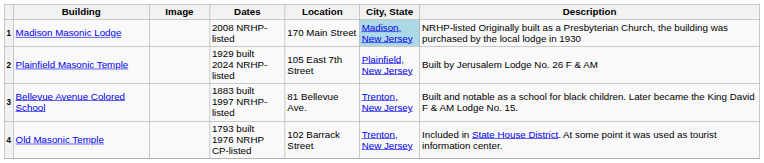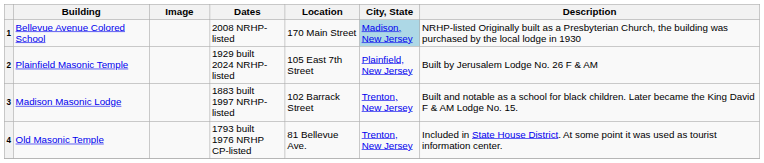(68, 33) Madison Masonic Lodge -> (70, 33) Bellevue Avenue Colored School
(70, 102) Bellevue Avenue Colored School -> (68, 102) Madison Masonic Lodge
(313, 102) 81 Bellevue Ave. -> (314, 102) 102 Barrack Street
(314, 140) 102 Barrack Street -> (313, 140) 81 Bellevue Ave.
